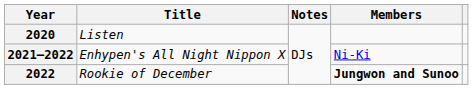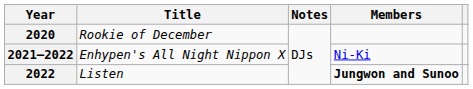(101, 34) Listen -> (146, 34) Rookie of December
(146, 74) Rookie of December -> (101, 74) Listen
